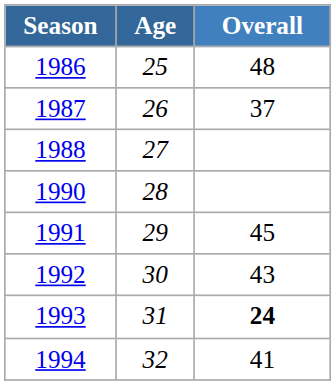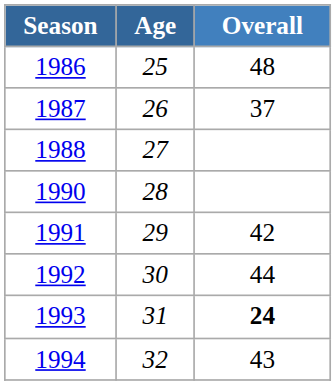(262, 233) 45 -> (262, 233) 42
(262, 275) 43 -> (262, 275) 44
(262, 358) 41 -> (262, 358) 43
